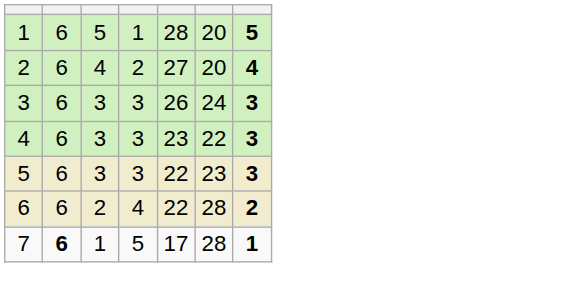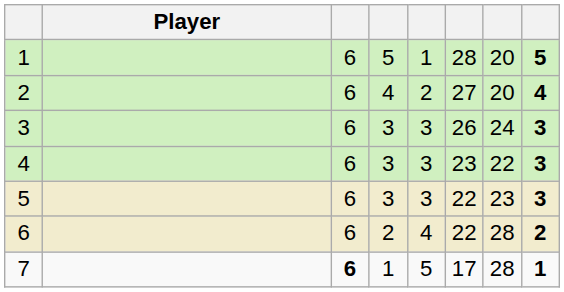+ column: (187, 22)
